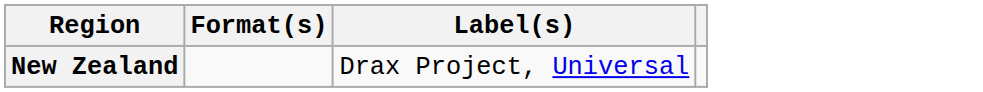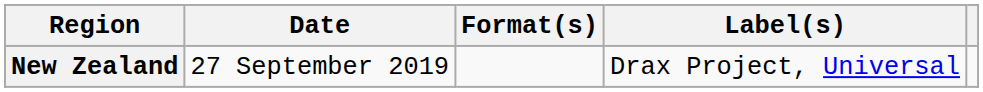+ column: (320, 26)
